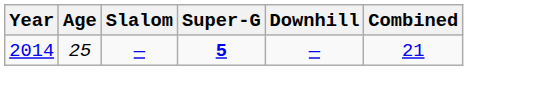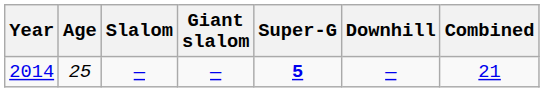+ column: (216, 31)
